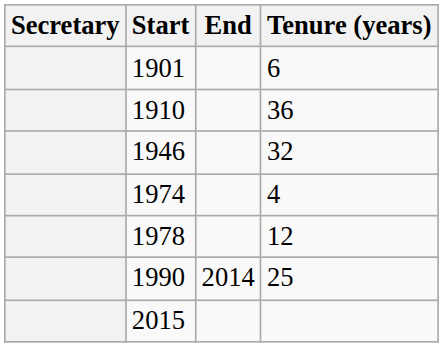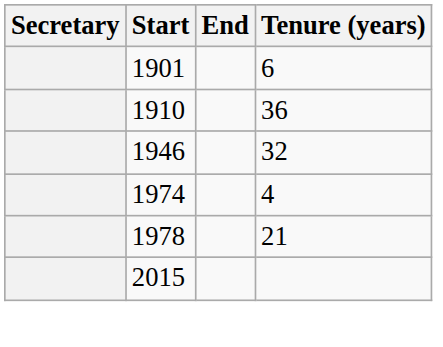(280, 236) 12 -> (274, 236) 21
- row: (158, 278)
